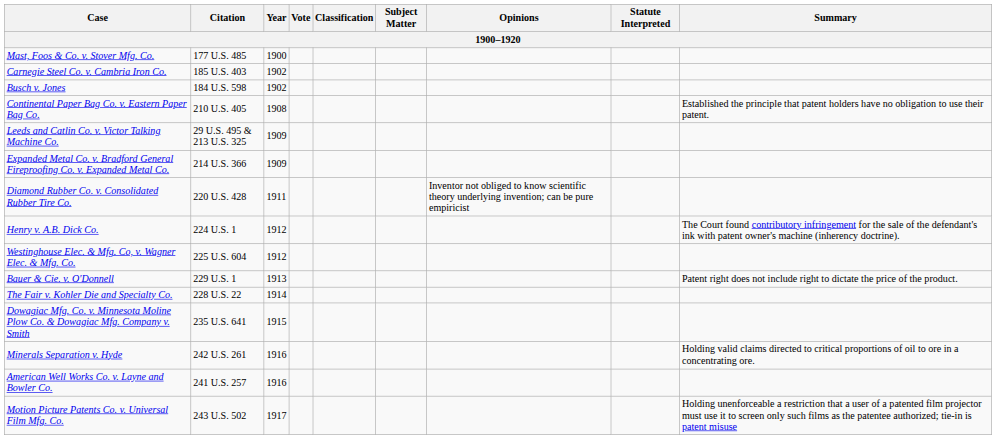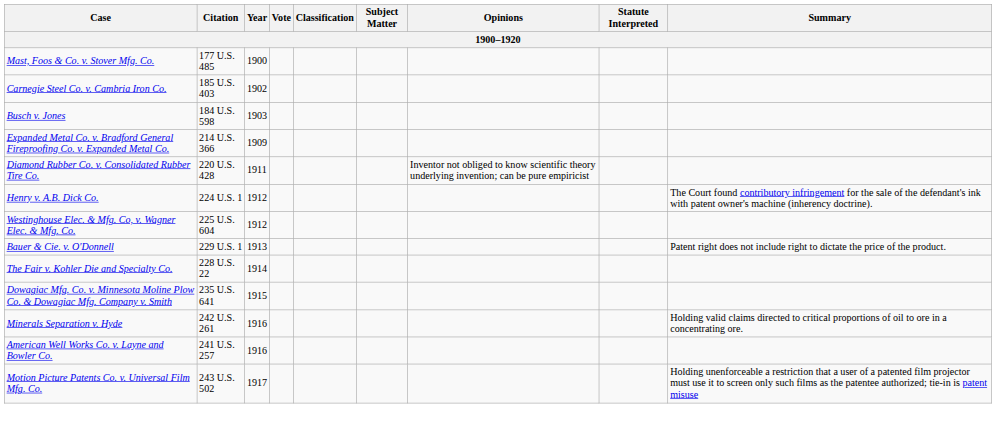(276, 87) 1902 -> (257, 116) 1903
- row: (97, 109)
- row: (84, 136)
